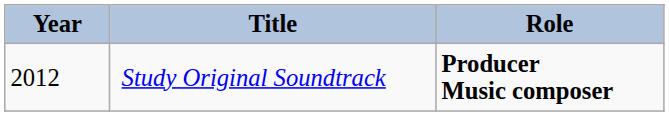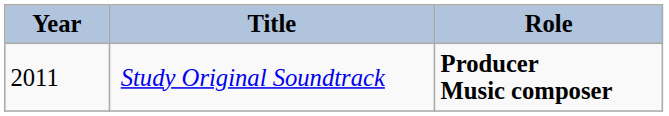(35, 76) 2012 -> (35, 76) 2011
